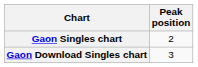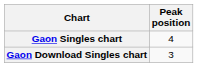(171, 39) 2 -> (171, 39) 4
